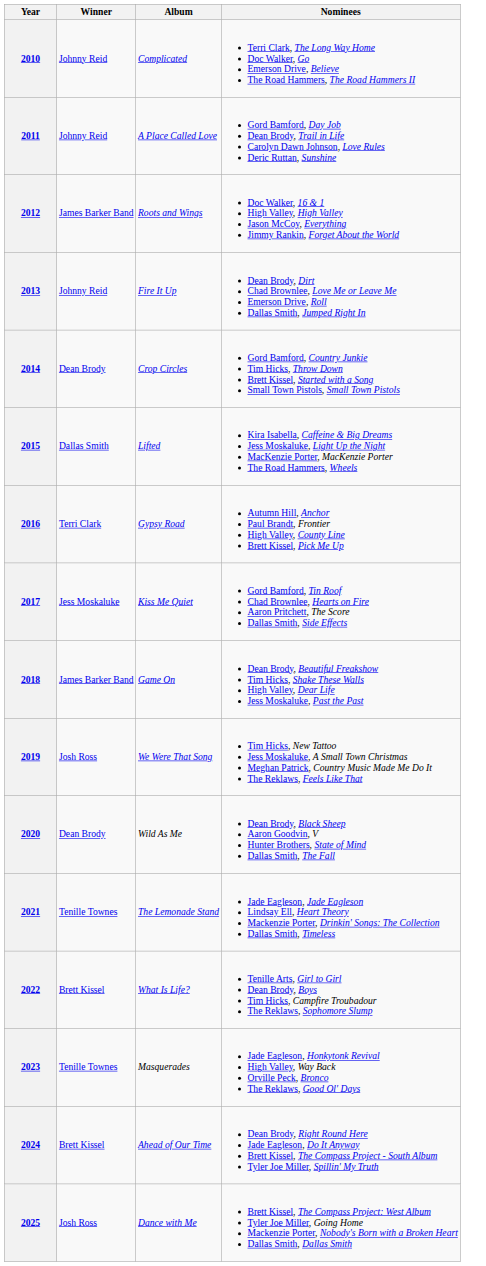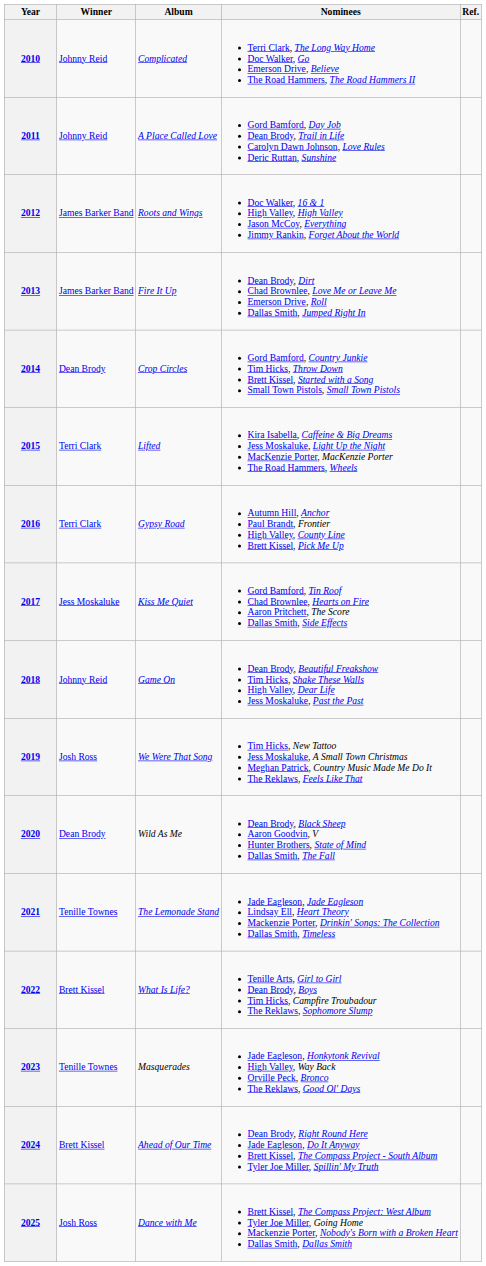+ column: (471, 12)
(83, 291) Johnny Reid -> (96, 291) James Barker Band
(84, 446) Dallas Smith -> (80, 446) Terri Clark
(96, 679) James Barker Band -> (83, 679) Johnny Reid
